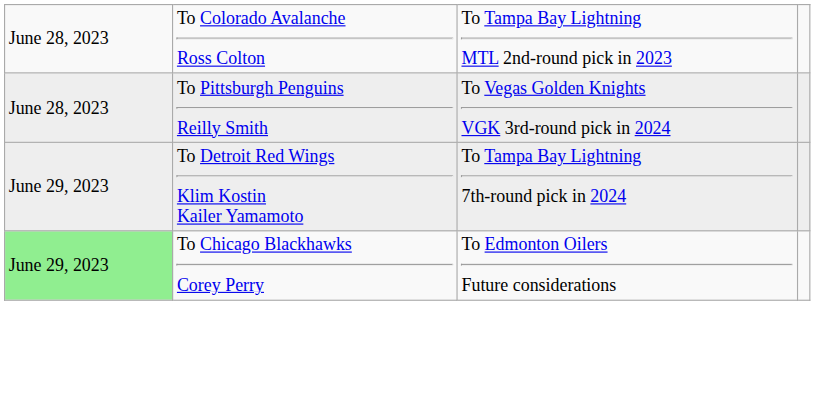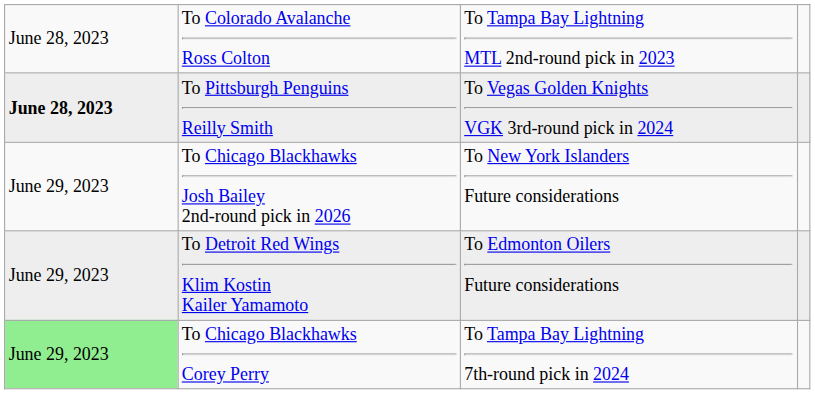(59, 107) normal -> (61, 107) bold
+ row: (319, 186)
(627, 176) To Tampa Bay Lightning 7th-round pick in 2024 -> (629, 265) To Edmonton Oilers Future considerations
(627, 265) To Edmonton Oilers Future considerations -> (629, 354) To Tampa Bay Lightning 7th-round pick in 2024
